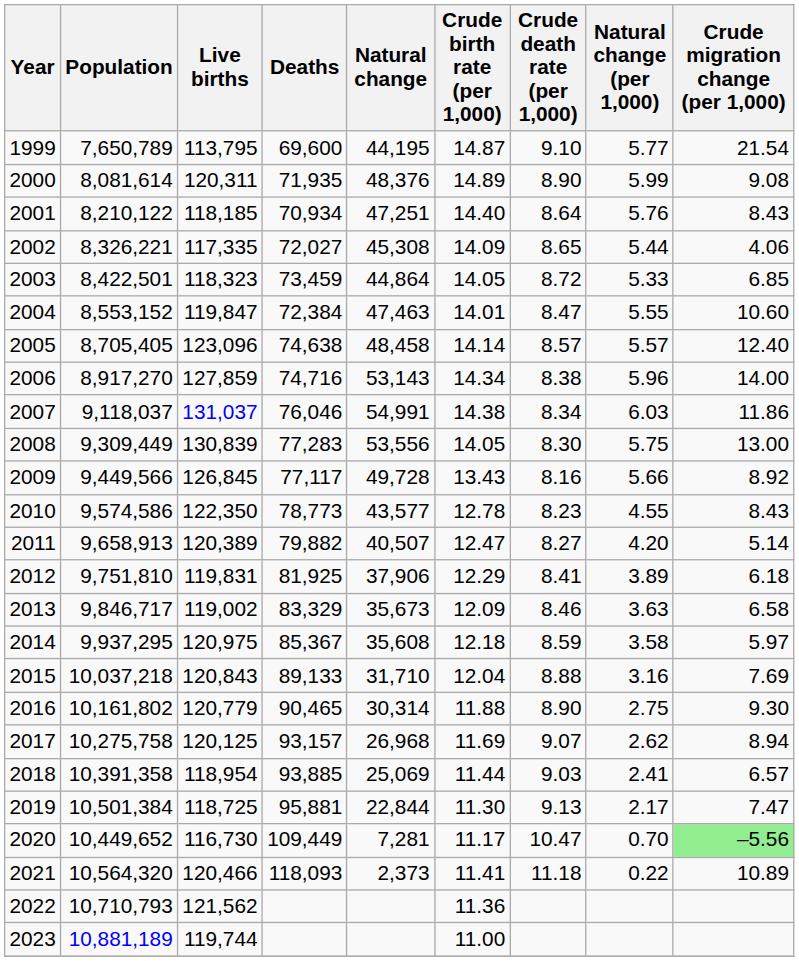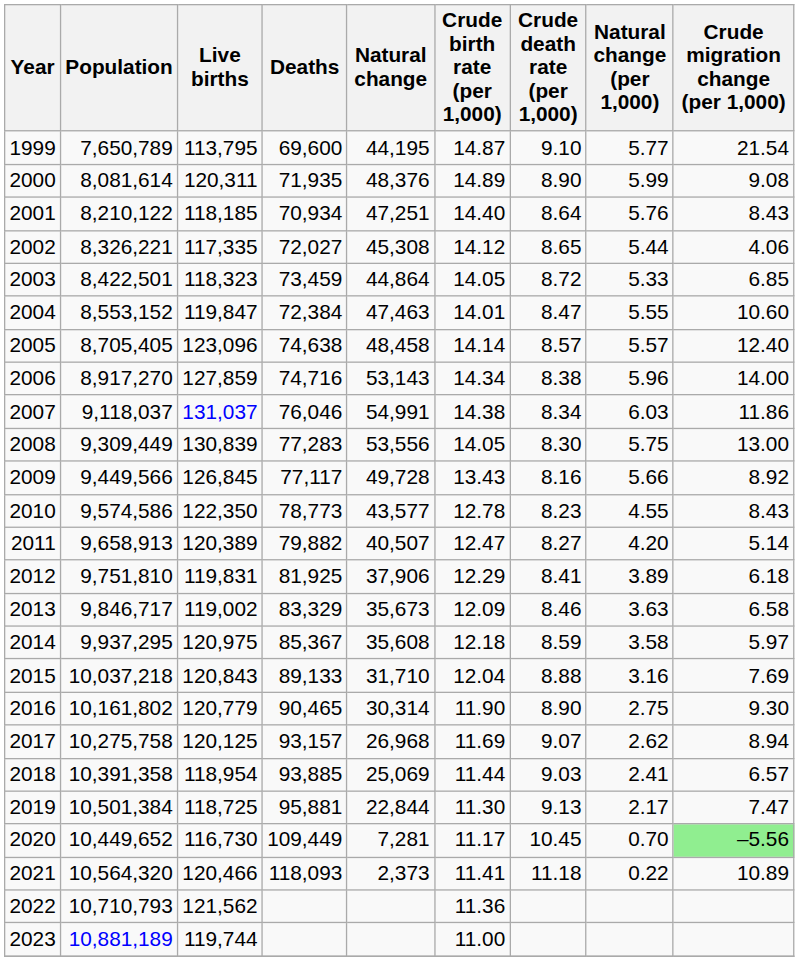(479, 246) 14.09 -> (479, 246) 14.12
(480, 708) 11.88 -> (480, 708) 11.90
(555, 840) 10.47 -> (555, 840) 10.45
